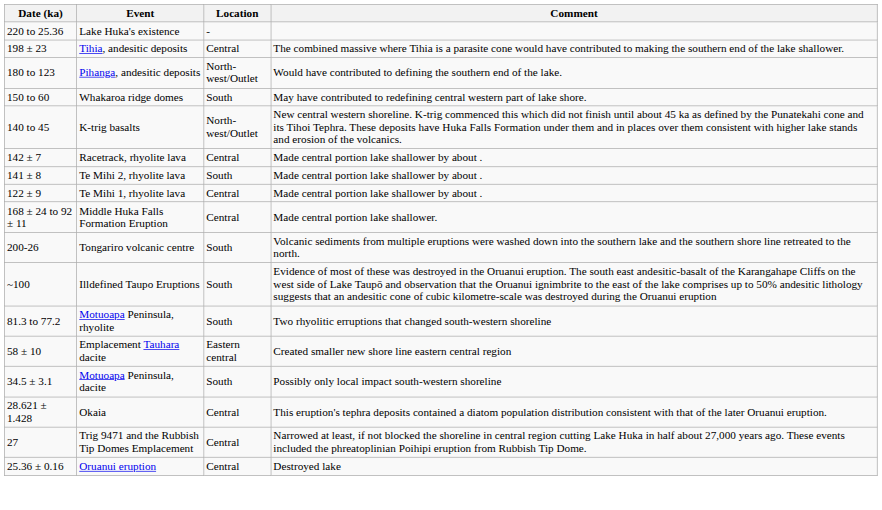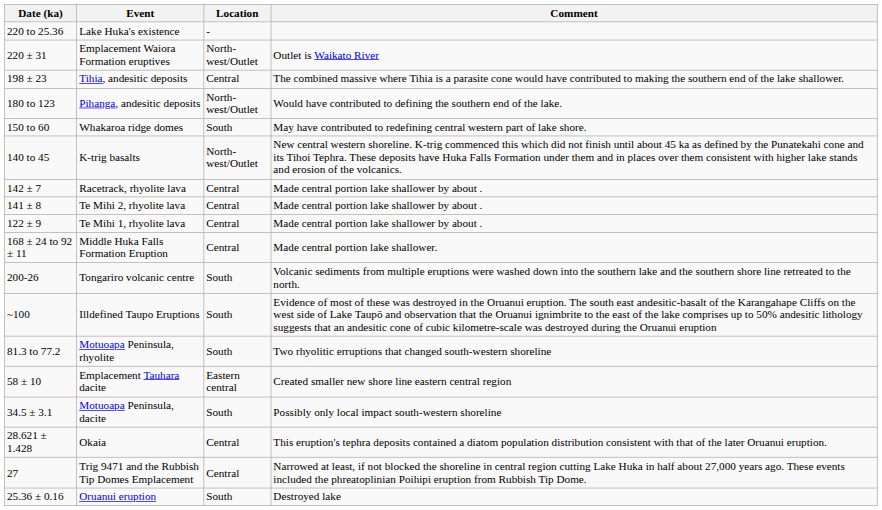+ row: (127, 55)
(219, 175) South -> (223, 205) Central
(223, 466) Central -> (219, 496) South
